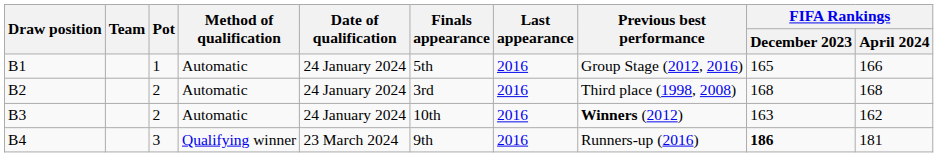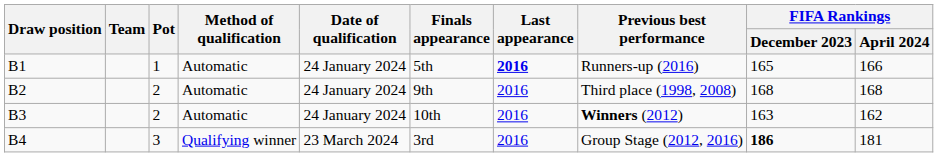(513, 66) normal -> (513, 66) bold
(662, 66) Group Stage (2012, 2016) -> (640, 66) Runners-up (2016)
(423, 90) 3rd -> (423, 90) 9th
(423, 139) 9th -> (423, 139) 3rd
(640, 139) Runners-up (2016) -> (662, 139) Group Stage (2012, 2016)
